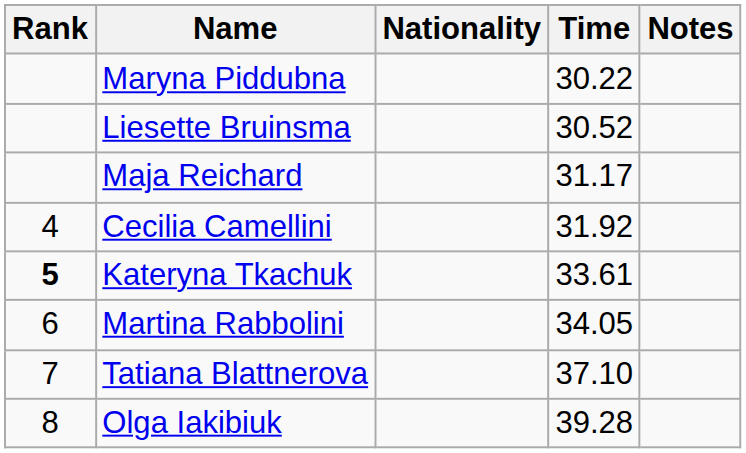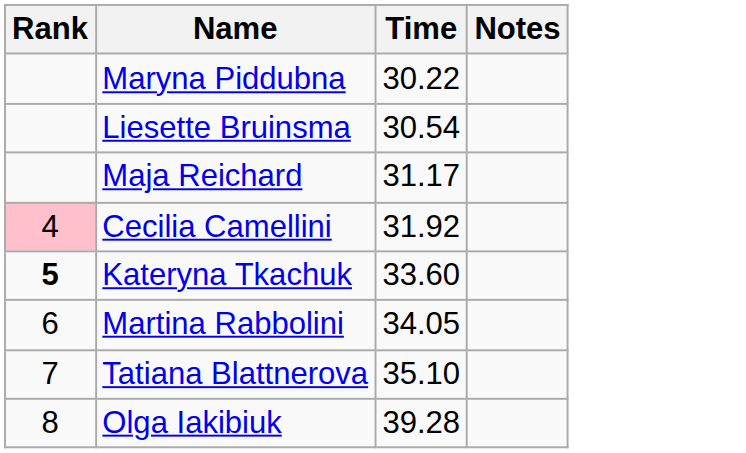- column: (462, 29)
(594, 127) 30.52 -> (421, 127) 30.54
(50, 226) no background -> (50, 226) pink background
(594, 275) 33.61 -> (421, 275) 33.60
(594, 373) 37.10 -> (421, 373) 35.10
